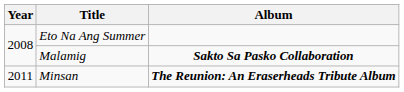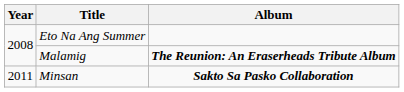(273, 55) Sakto Sa Pasko Collaboration -> (273, 55) The Reunion: An Eraserheads Tribute Album
(273, 76) The Reunion: An Eraserheads Tribute Album -> (273, 76) Sakto Sa Pasko Collaboration
